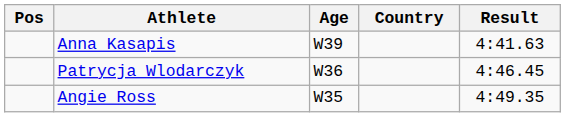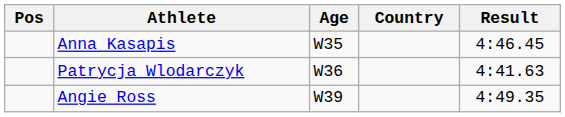(328, 45) W39 -> (328, 45) W35
(510, 45) 4:41.63 -> (510, 45) 4:46.45
(510, 71) 4:46.45 -> (510, 71) 4:41.63
(328, 98) W35 -> (328, 98) W39
